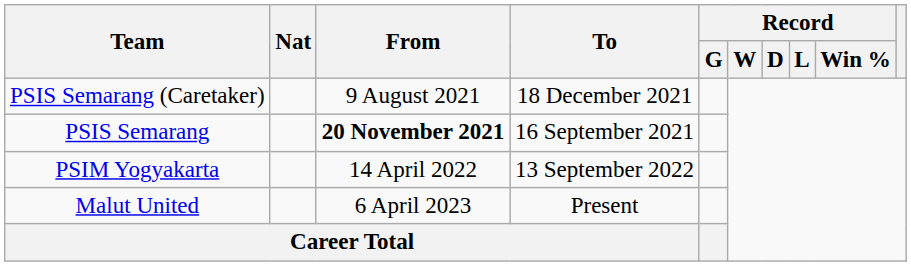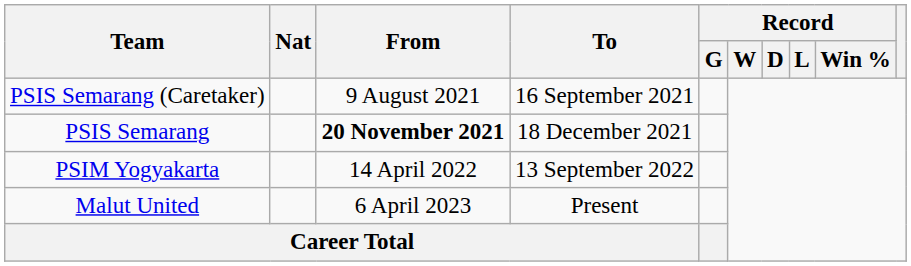(605, 95) 18 December 2021 -> (605, 95) 16 September 2021
(605, 132) 16 September 2021 -> (605, 132) 18 December 2021
